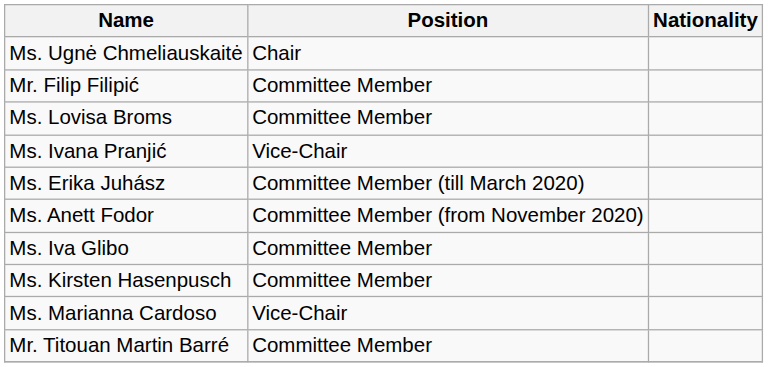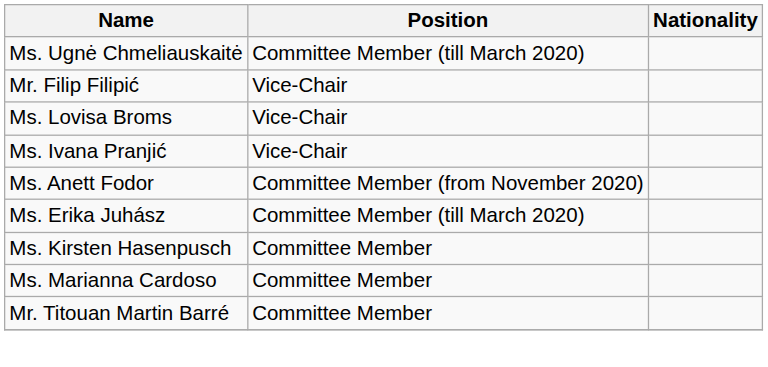(277, 53) Chair -> (418, 53) Committee Member (till March 2020)
(342, 85) Committee Member -> (300, 85) Vice-Chair
(342, 118) Committee Member -> (300, 118) Vice-Chair
rows swapped: (87, 183) <-> (82, 215)
- row: (69, 248)
(300, 313) Vice-Chair -> (342, 280) Committee Member
